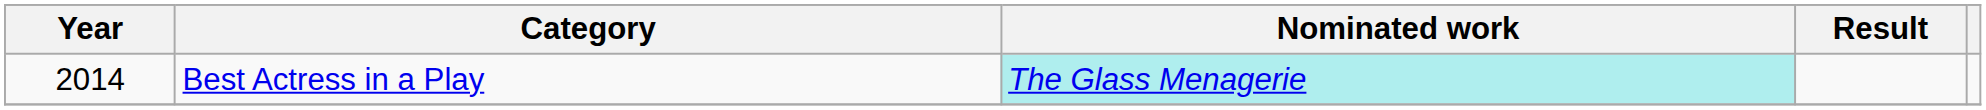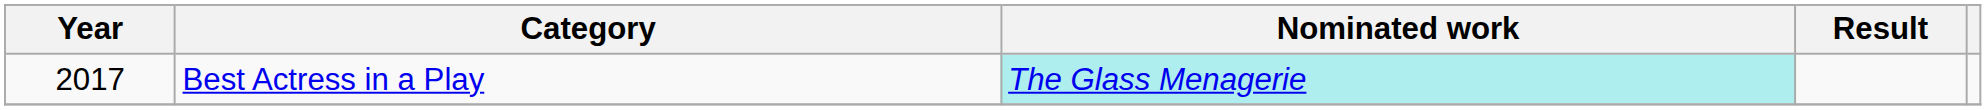(90, 78) 2014 -> (90, 78) 2017
